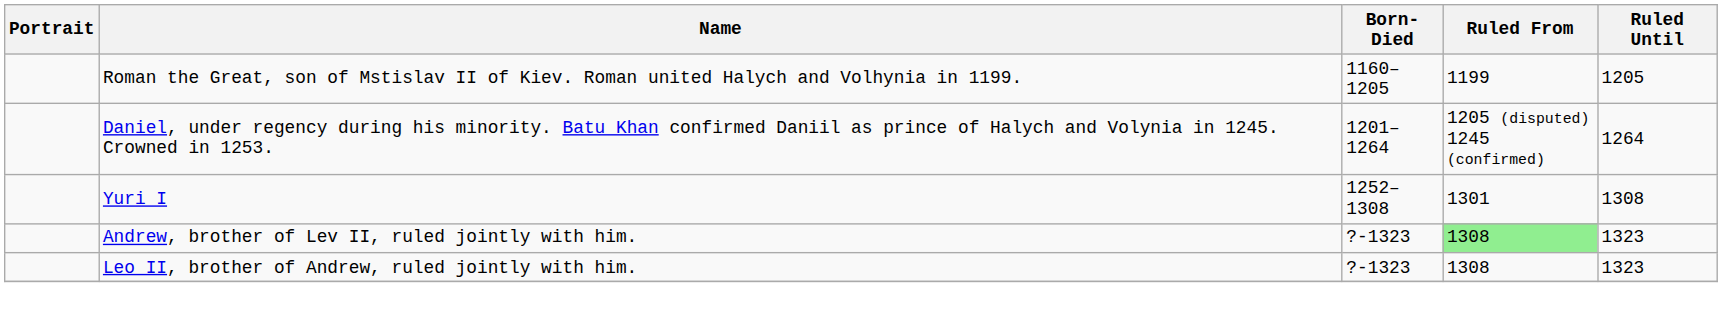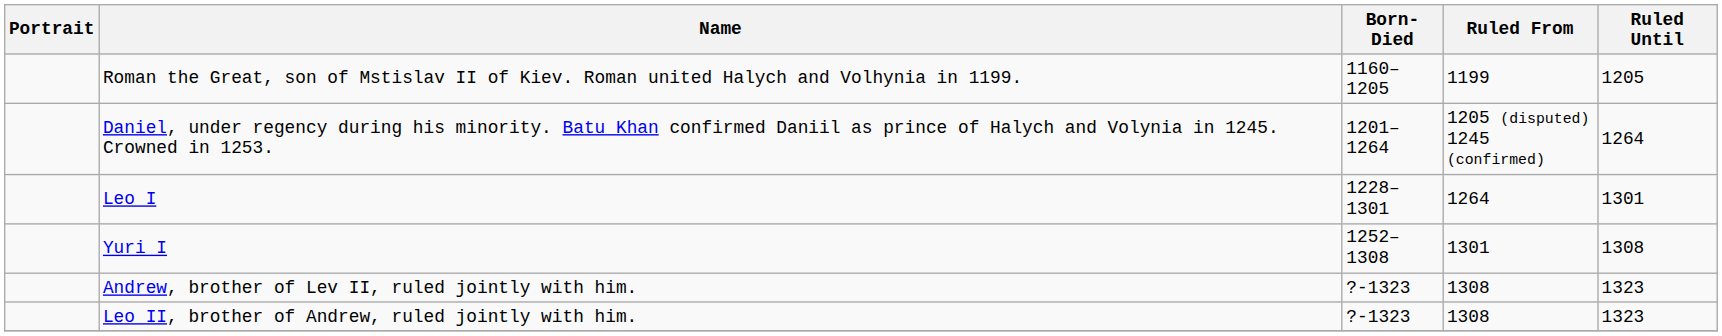+ row: (130, 199)
(1468, 238) lightgreen background -> (1468, 288) no background
